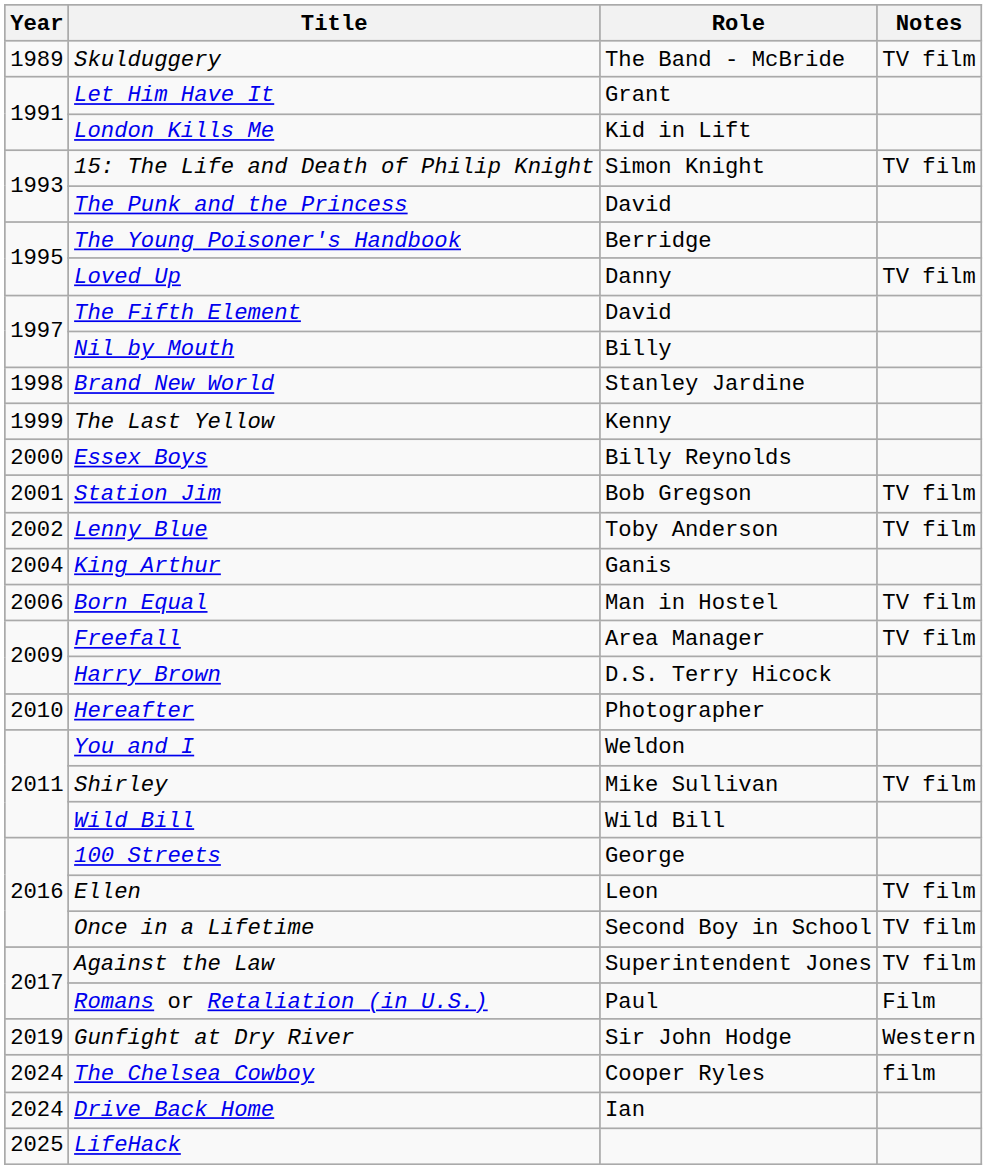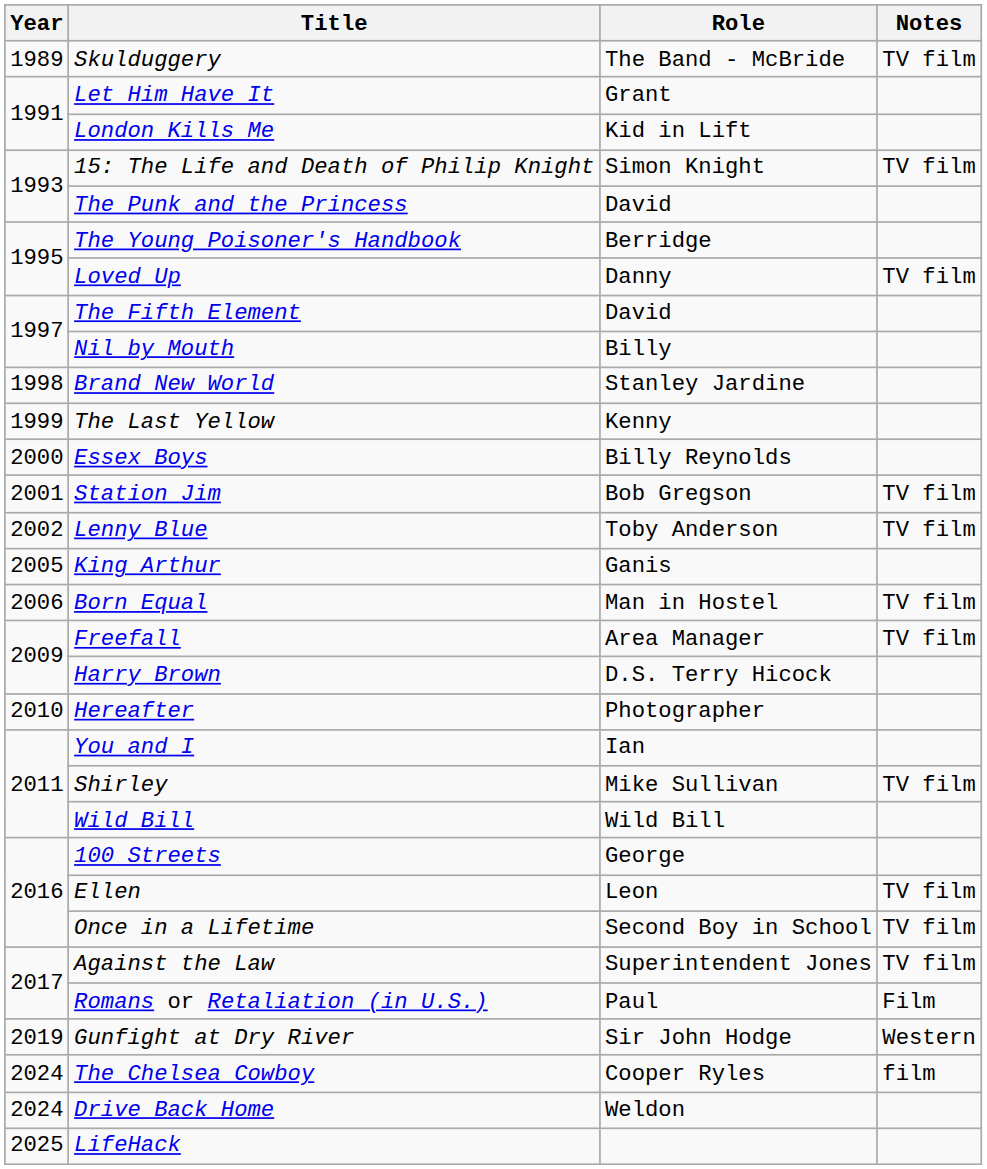(37, 566) 2004 -> (37, 566) 2005
(645, 748) Weldon -> (625, 748) Ian
(625, 1110) Ian -> (645, 1110) Weldon
